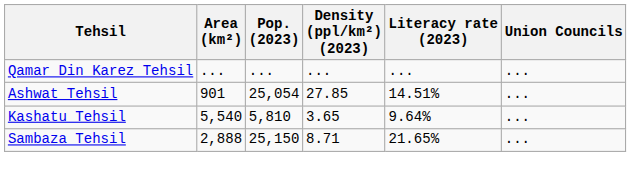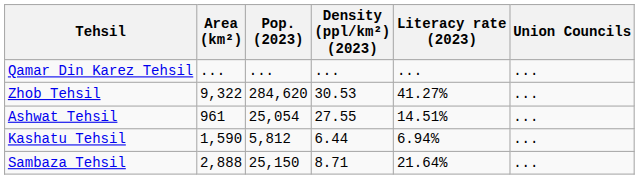+ row: (54, 94)
(213, 94) 901 -> (213, 117) 961
(327, 94) 27.85 -> (335, 117) 27.55
(221, 117) 5,540 -> (221, 140) 1,590
(270, 117) 5,810 -> (270, 140) 5,812
(323, 117) 3.65 -> (331, 140) 6.44
(410, 117) 9.64% -> (418, 140) 6.94%
(414, 140) 21.65% -> (422, 163) 21.64%
